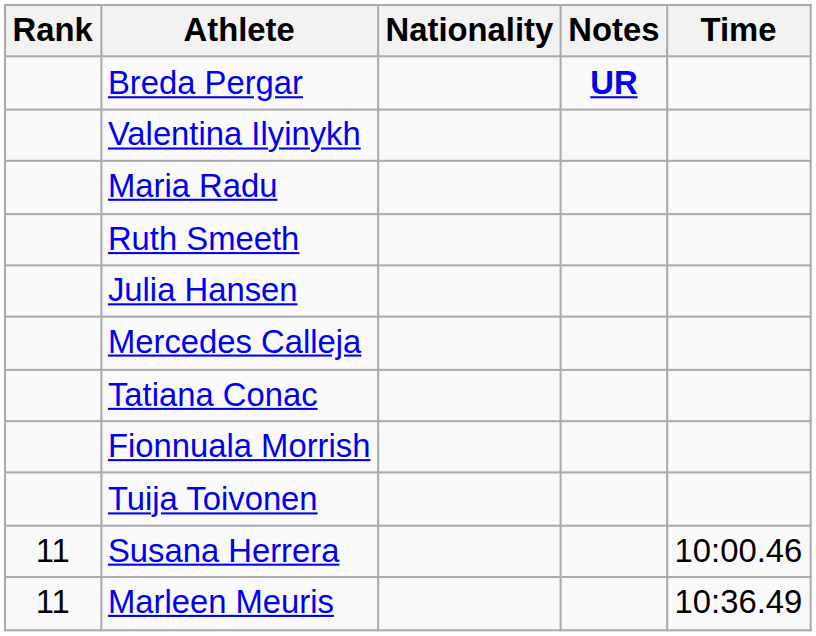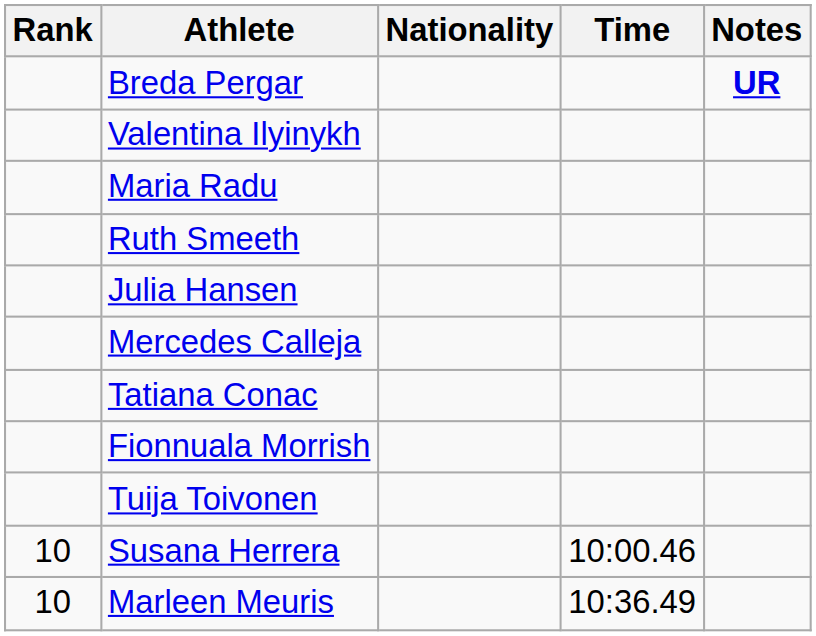columns swapped: (738, 30) <-> (614, 30)
(53, 550) 11 -> (53, 550) 10
(53, 602) 11 -> (53, 602) 10
